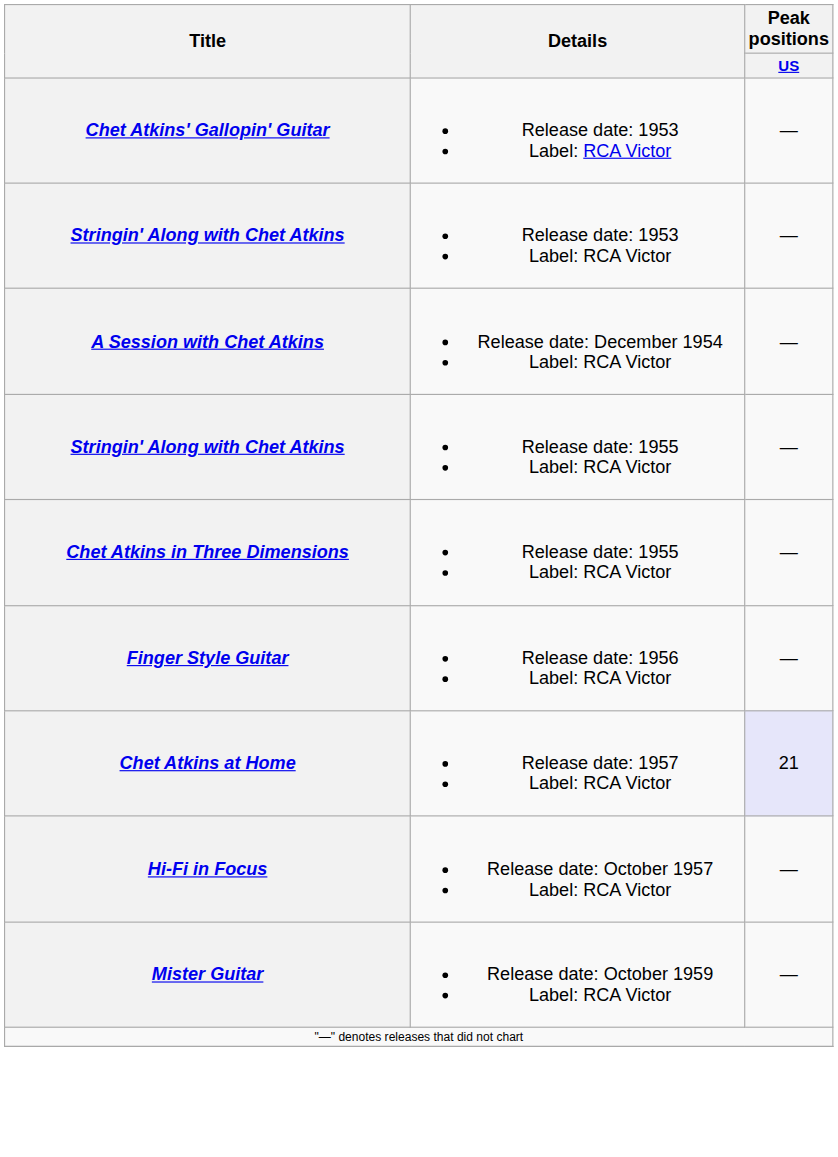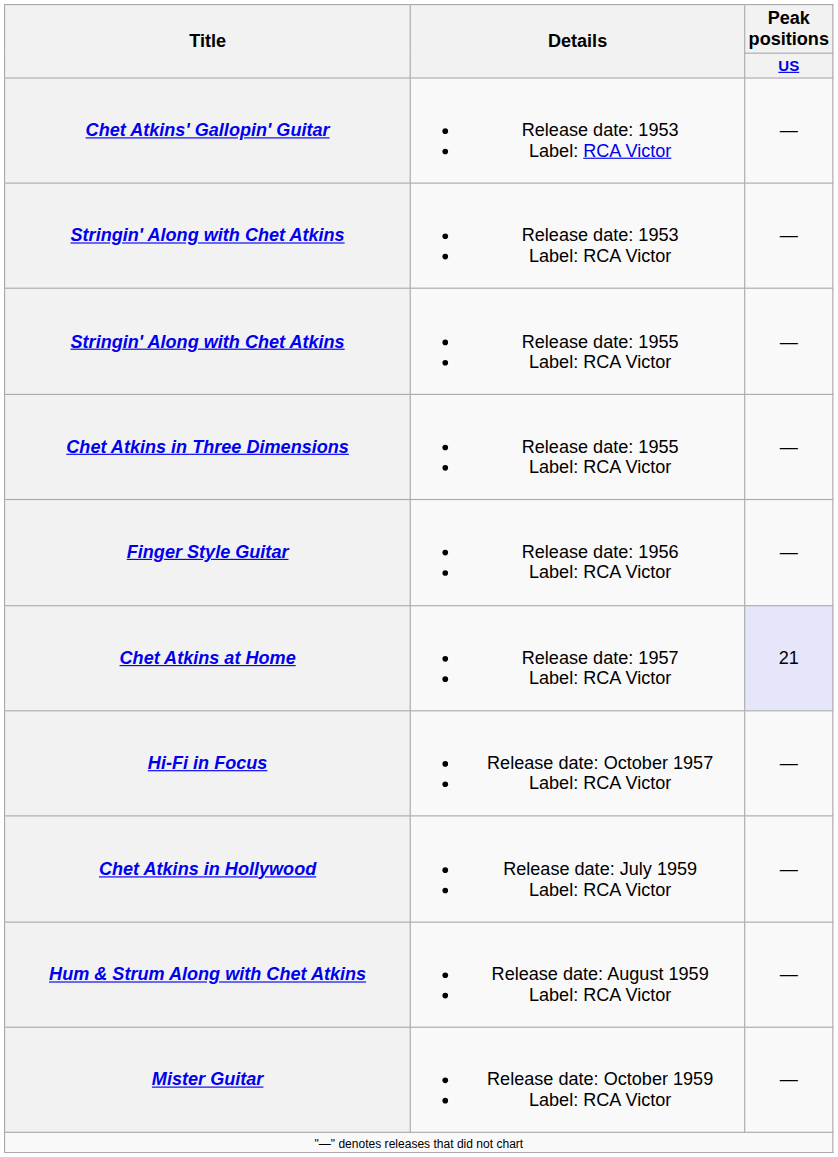- row: (208, 341)
+ row: (208, 868)
+ row: (208, 974)
